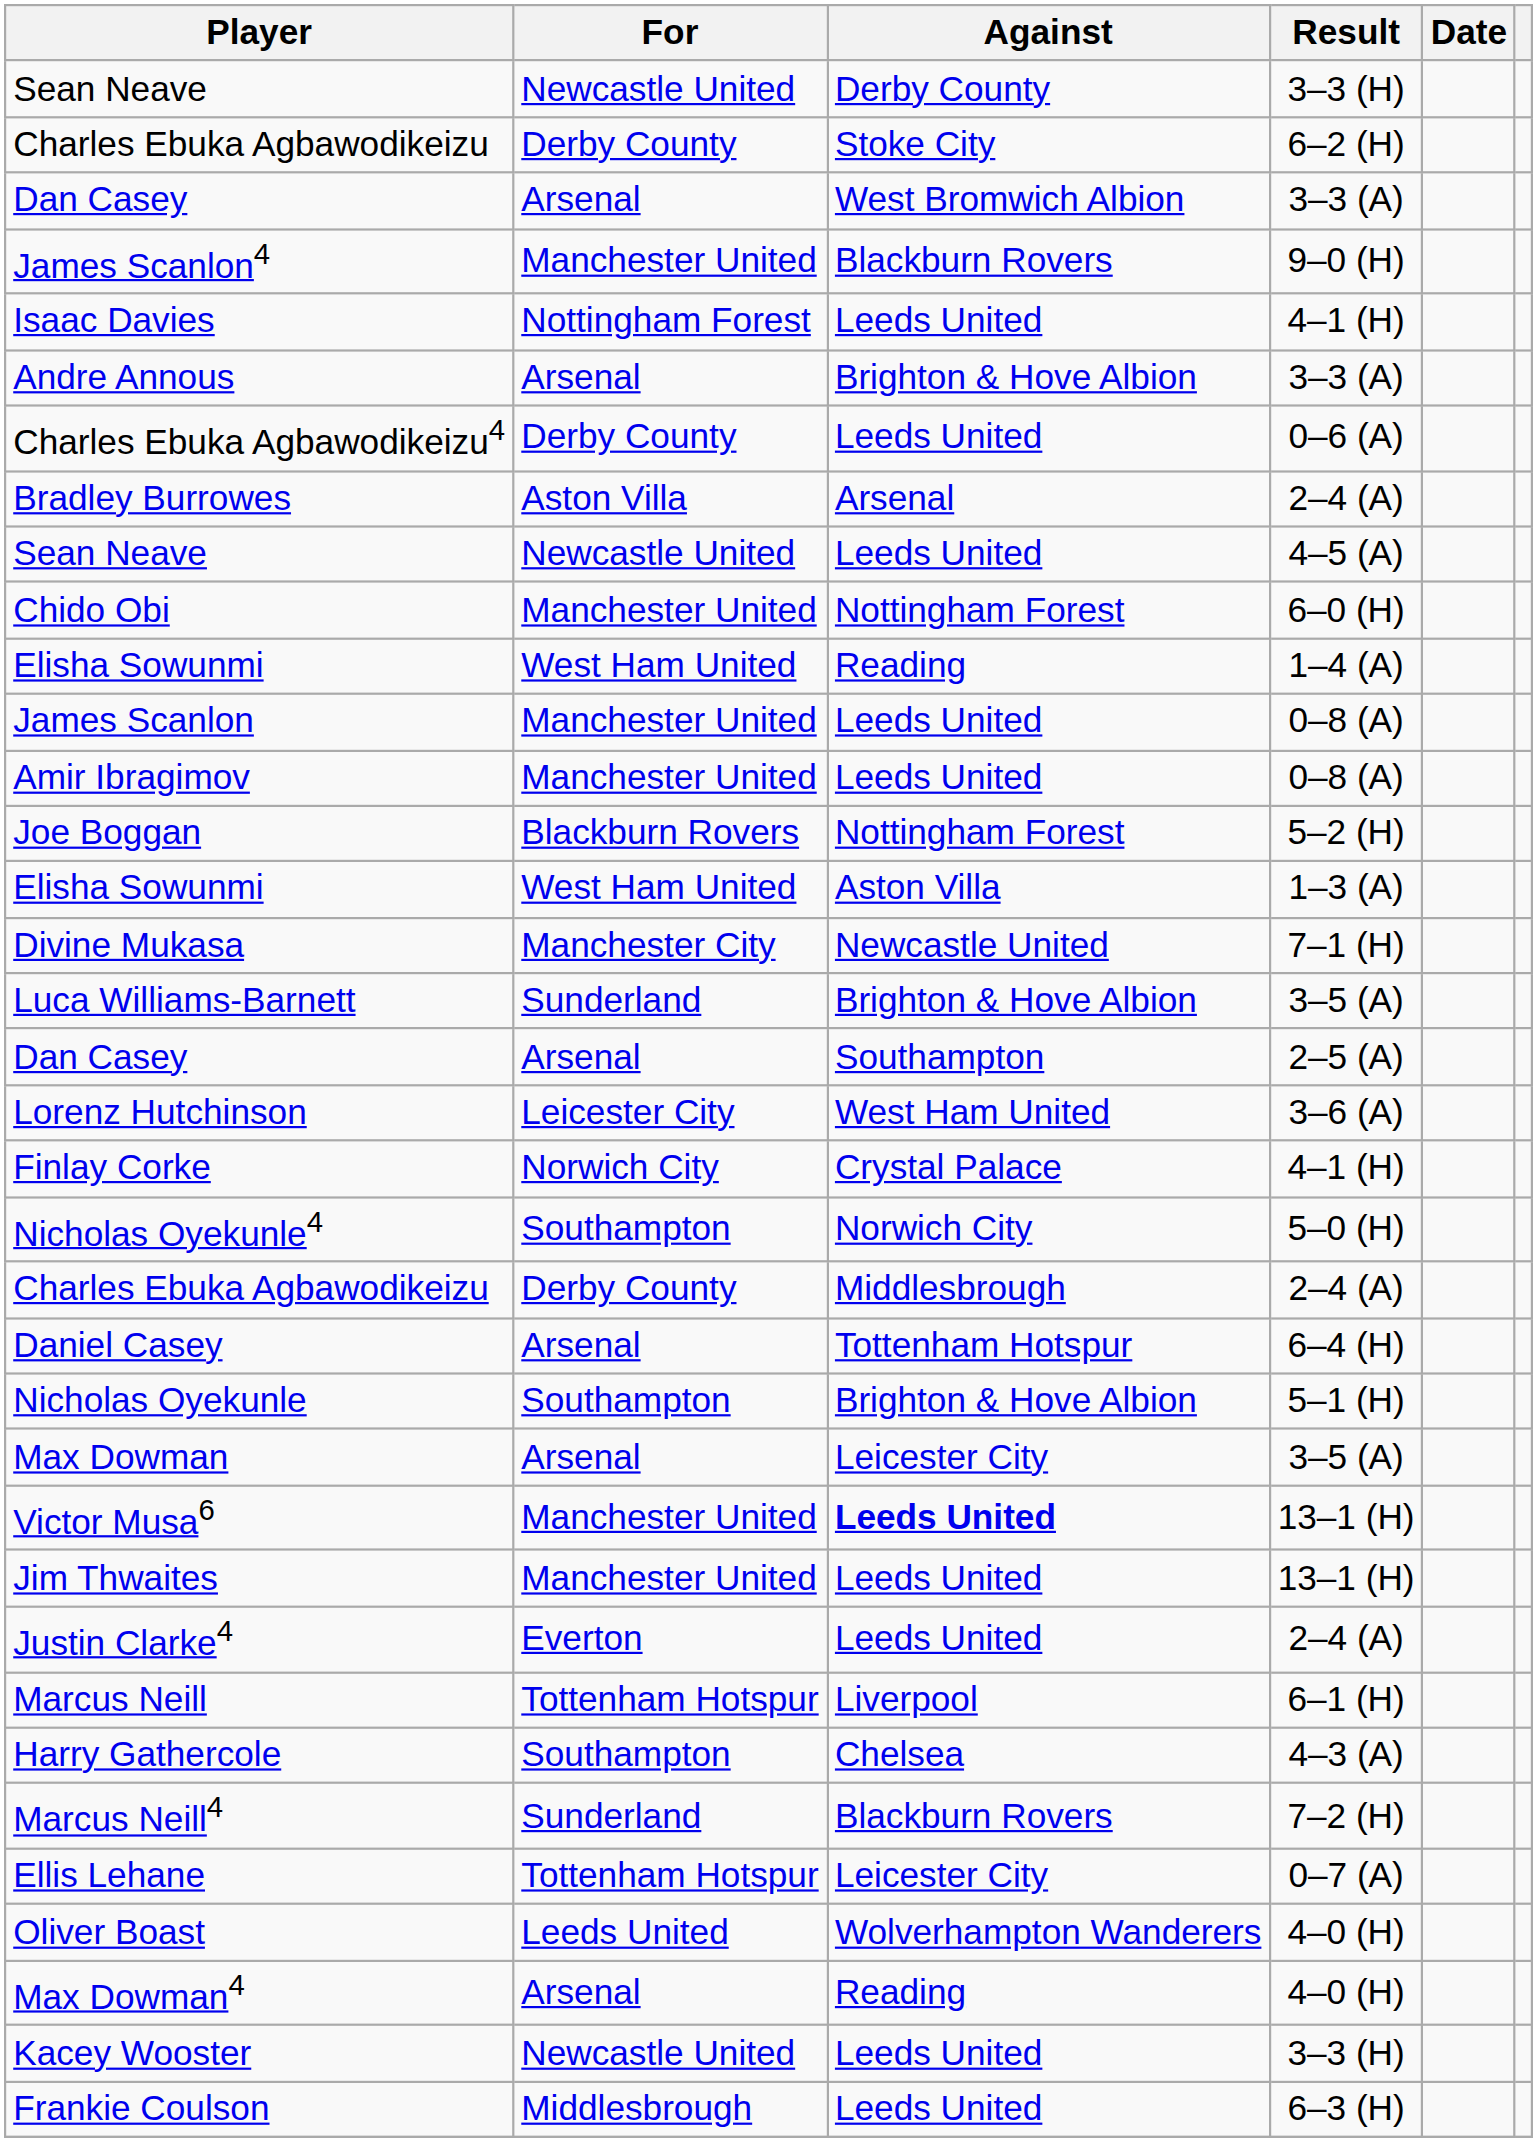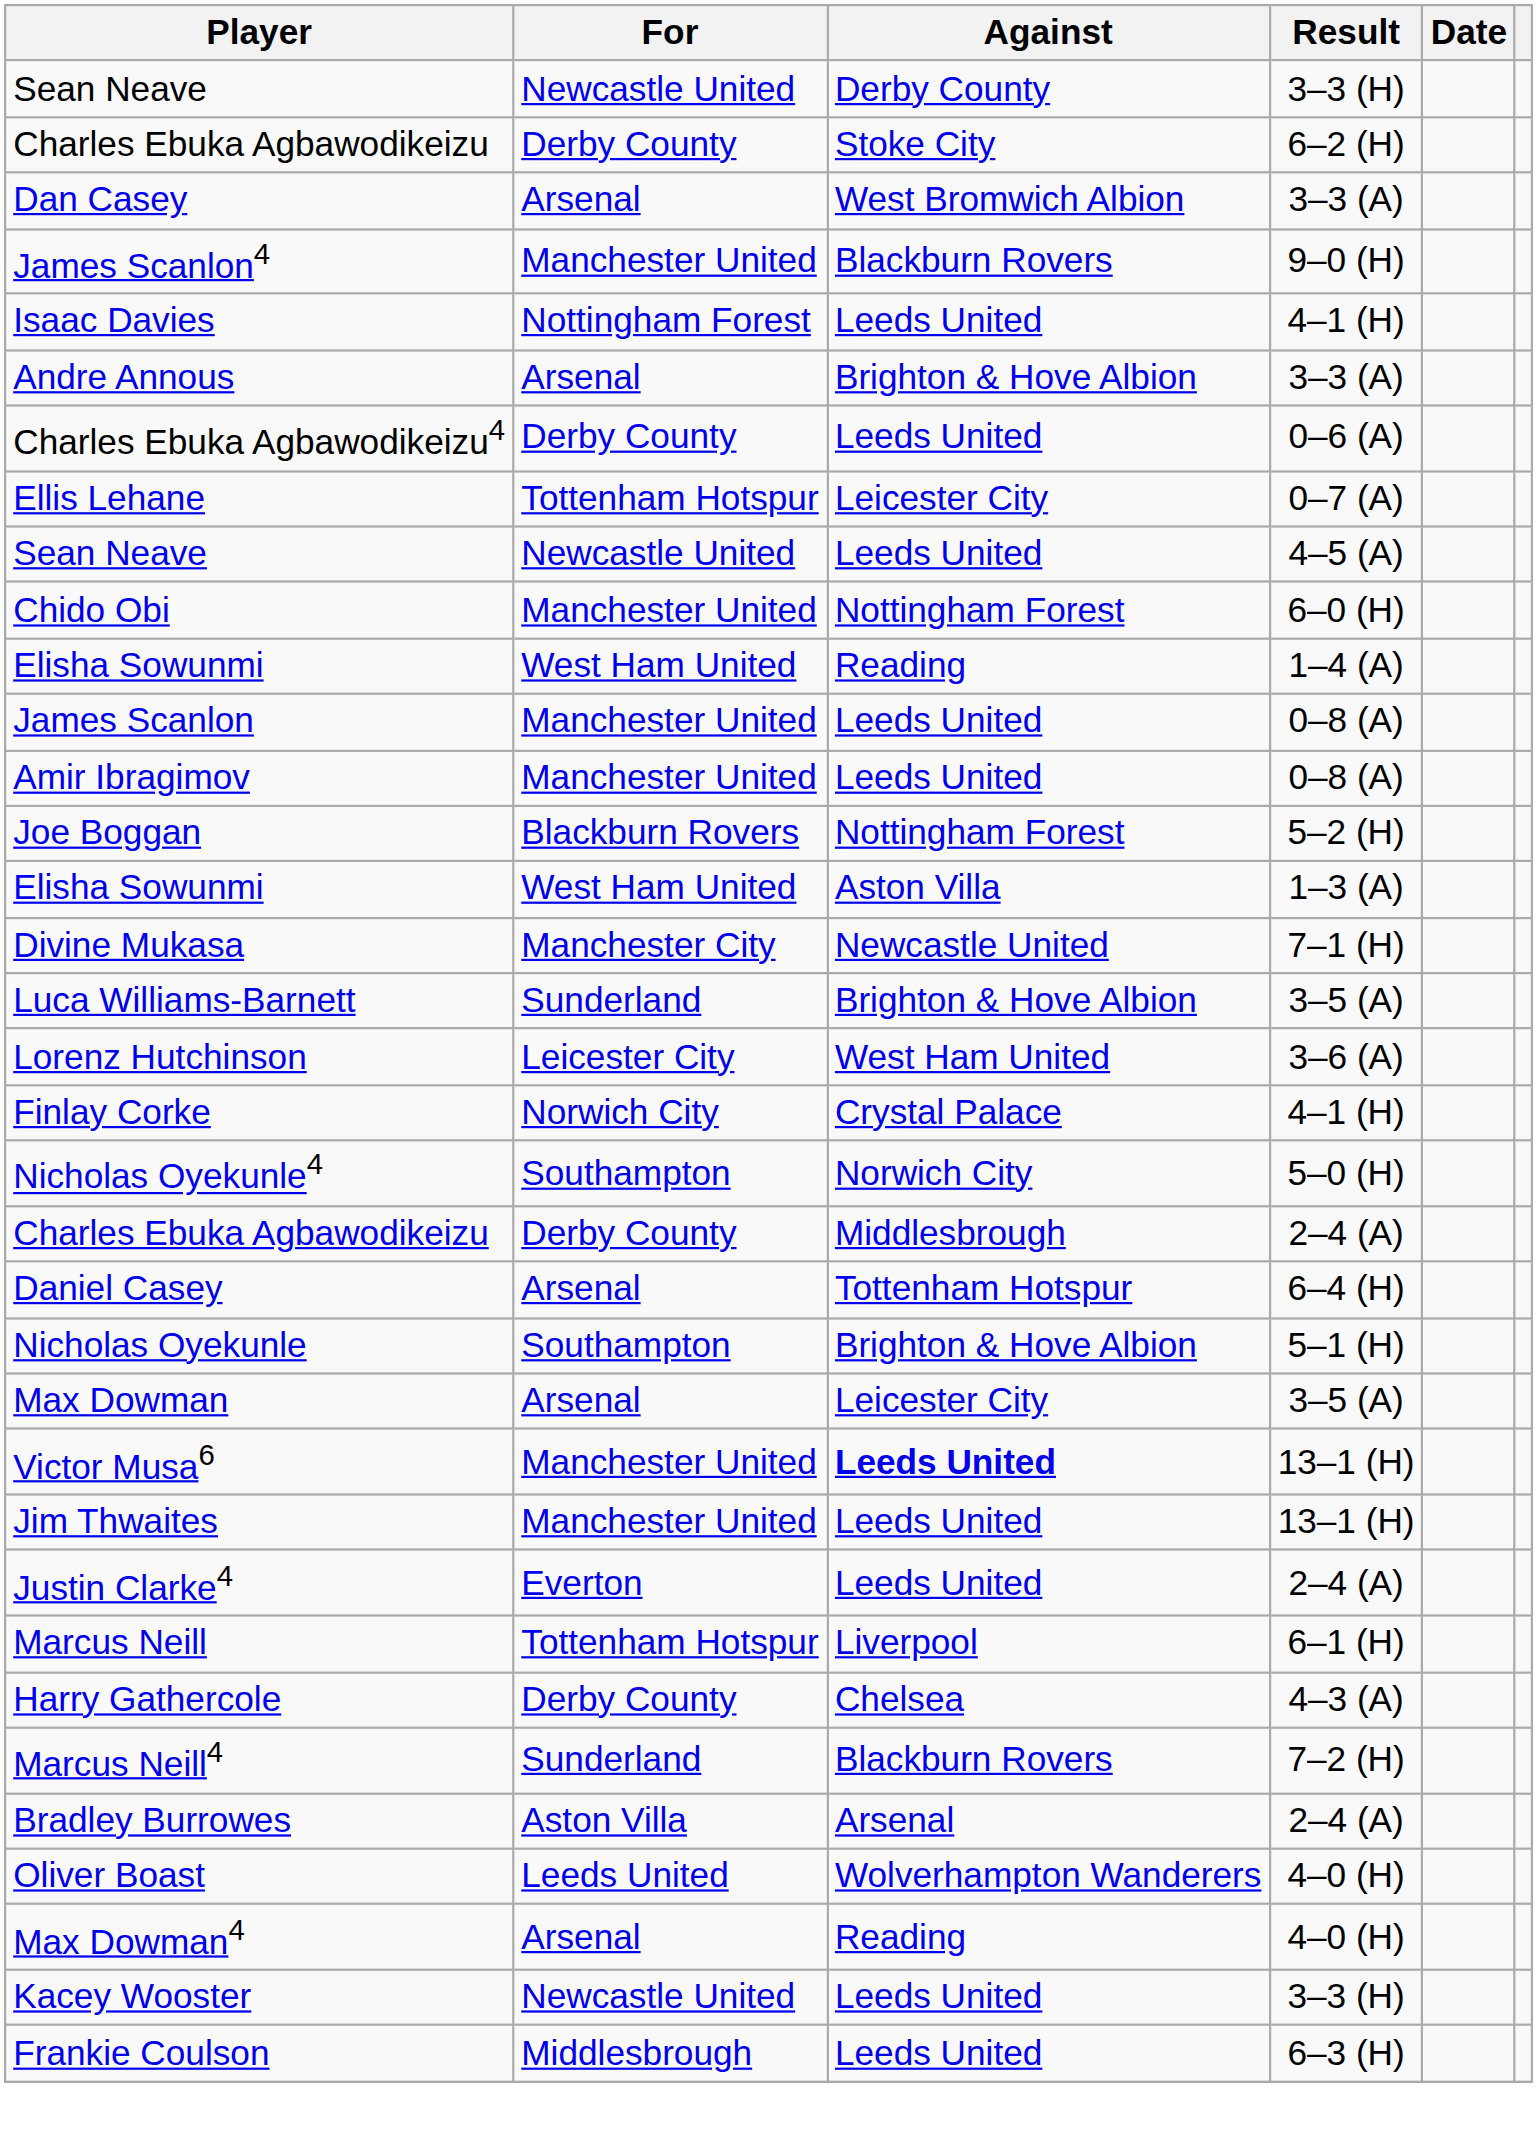rows swapped: (152, 498) <-> (109, 1875)
- row: (100, 1056)
(626, 1754) Southampton -> (629, 1698) Derby County
